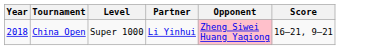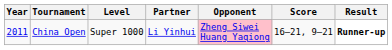+ column: (361, 12)
(17, 32) 2018 -> (17, 32) 2011
